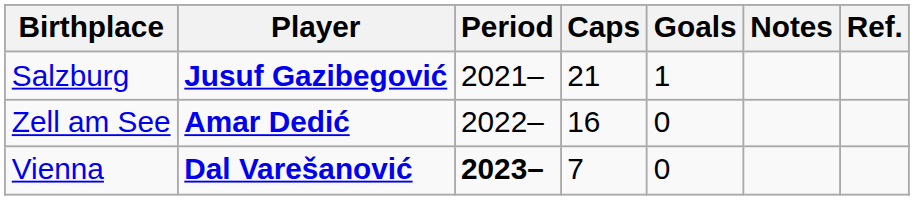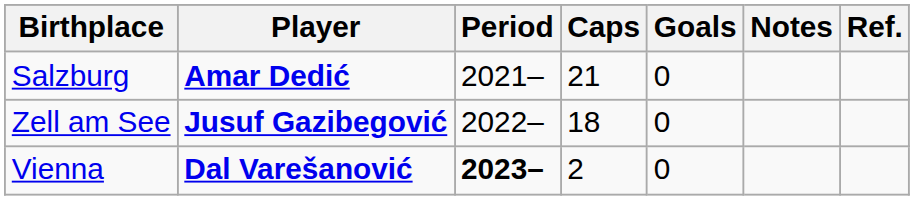(316, 75) Jusuf Gazibegović -> (267, 75) Amar Dedić
(662, 75) 1 -> (662, 75) 0
(267, 122) Amar Dedić -> (316, 122) Jusuf Gazibegović
(584, 122) 16 -> (584, 122) 18
(576, 169) 7 -> (576, 169) 2
